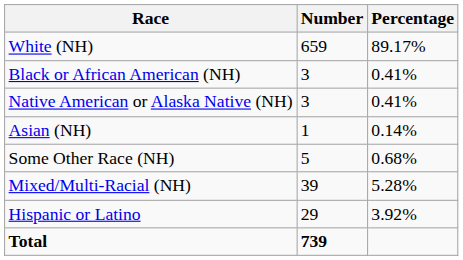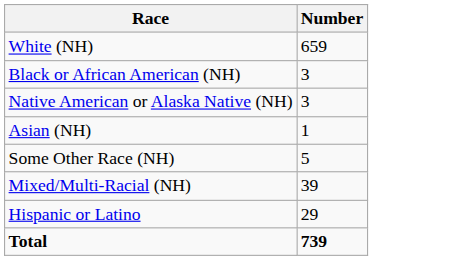- column: (413, 18)
